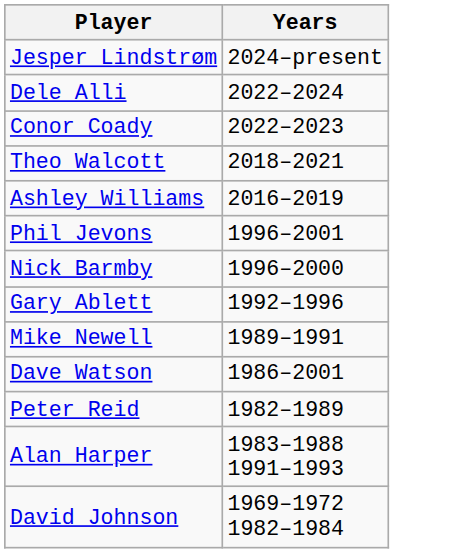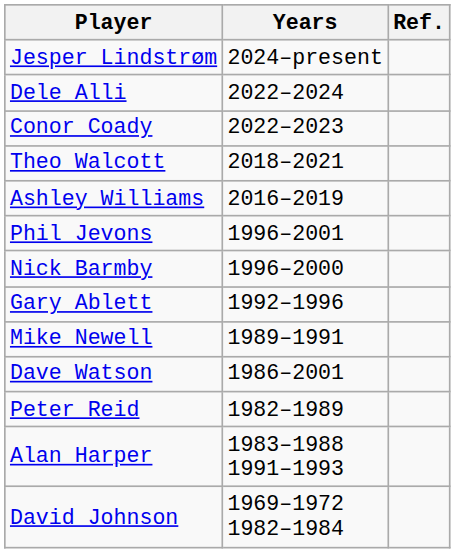+ column: (419, 22)
